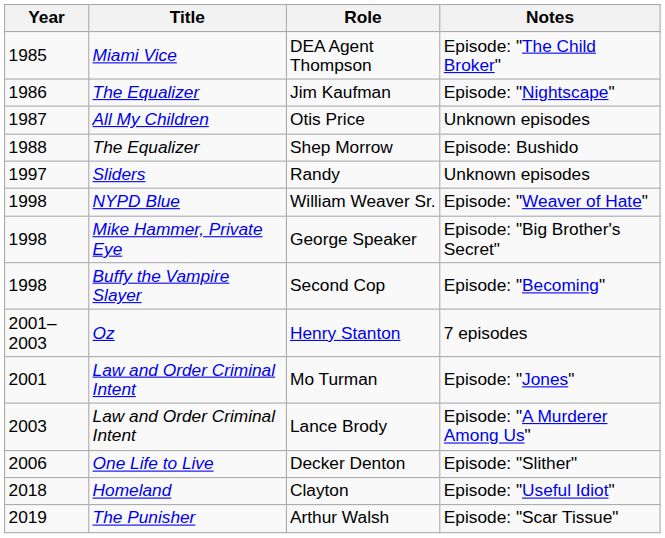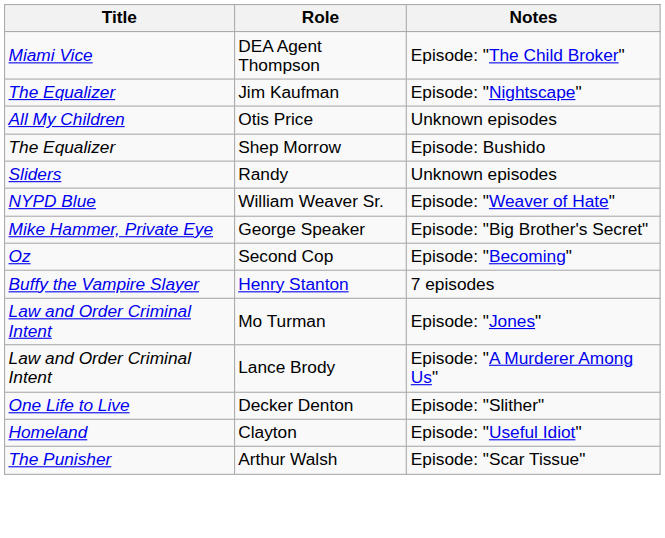- column: (47, 18)
(161, 286) Buffy the Vampire Slayer -> (20, 256) Oz
(104, 332) Oz -> (104, 284) Buffy the Vampire Slayer
